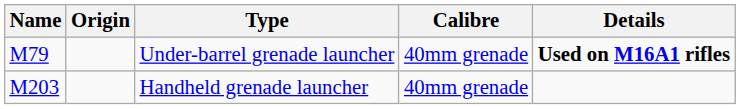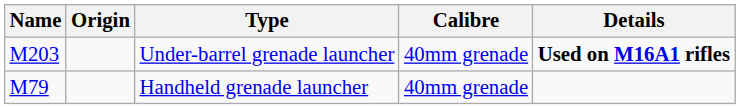(29, 53) M79 -> (34, 53) M203
(34, 86) M203 -> (29, 86) M79
